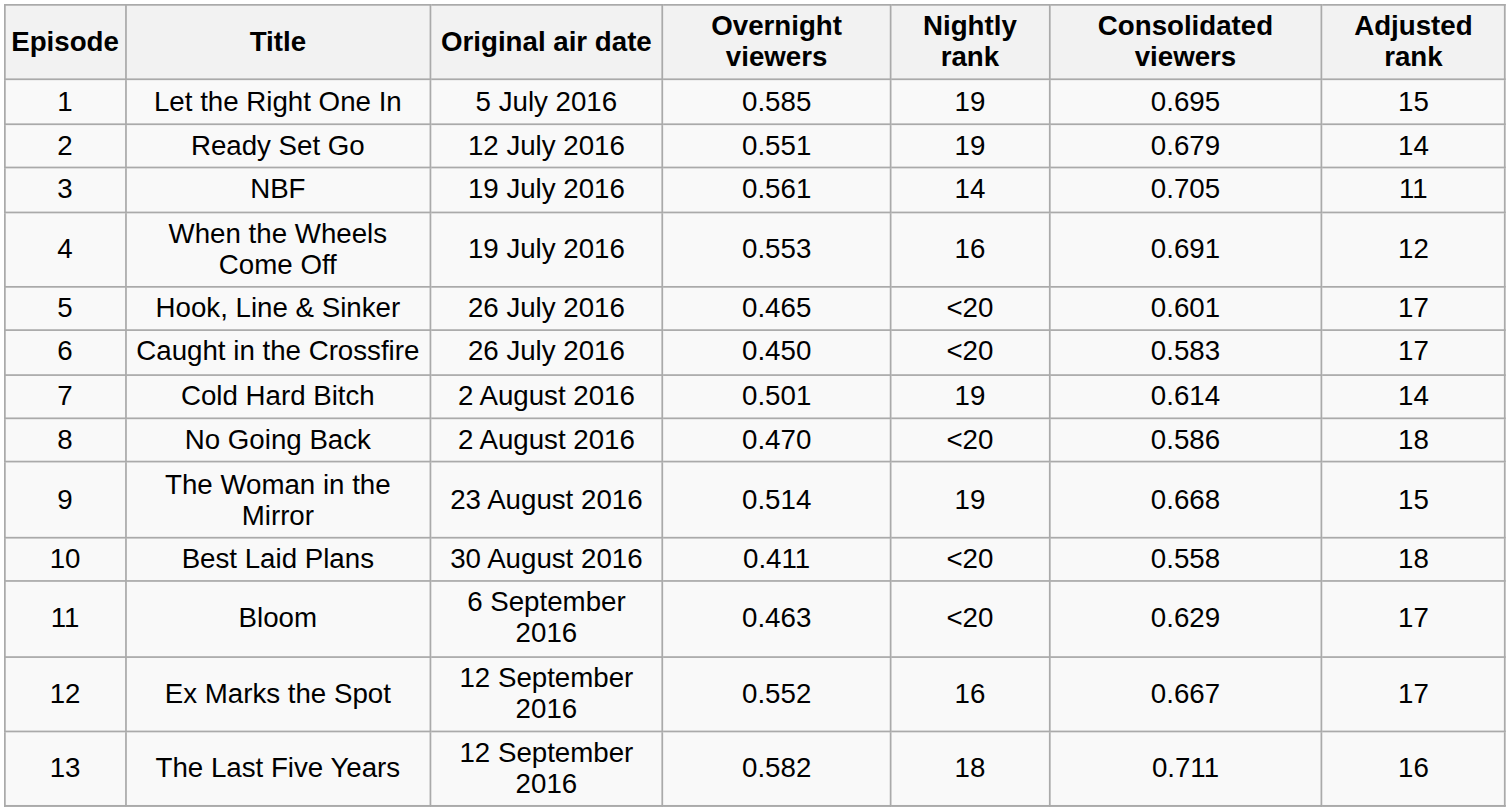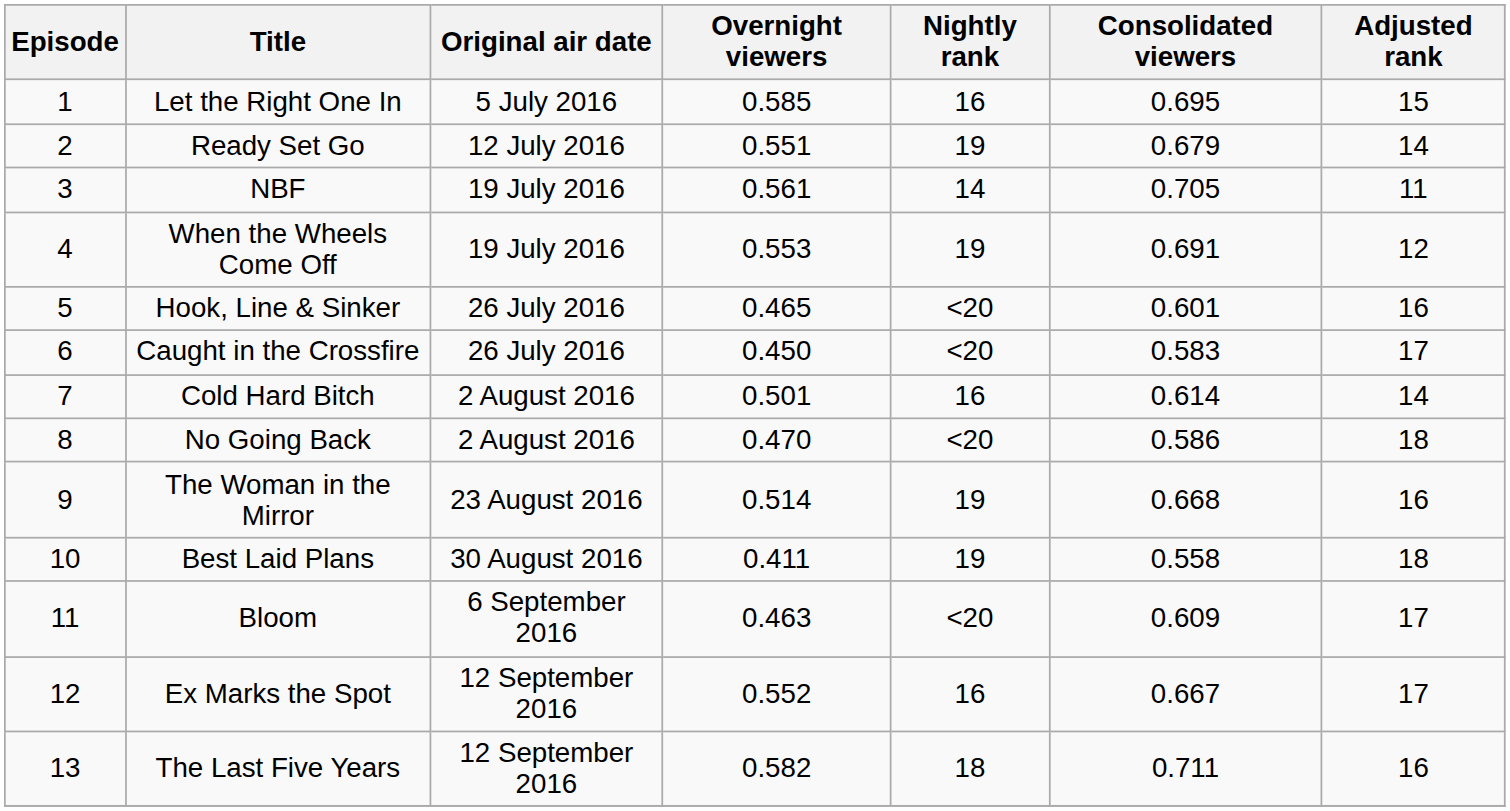(970, 101) 19 -> (970, 101) 16
(970, 248) 16 -> (970, 248) 19
(1413, 308) 17 -> (1413, 308) 16
(970, 396) 19 -> (970, 396) 16
(1413, 499) 15 -> (1413, 499) 16
(970, 558) <20 -> (970, 558) 19
(1185, 618) 0.629 -> (1185, 618) 0.609
